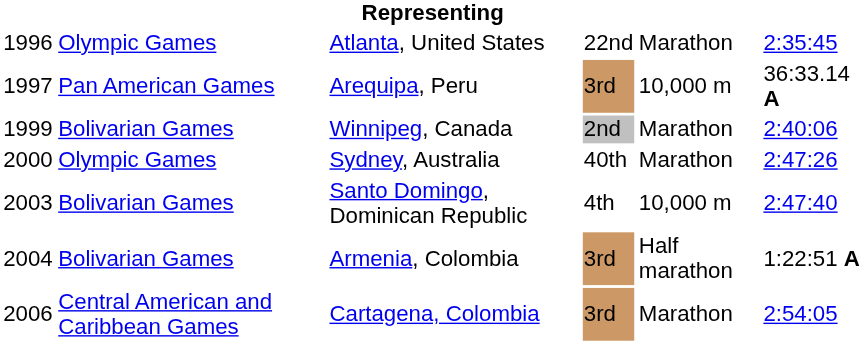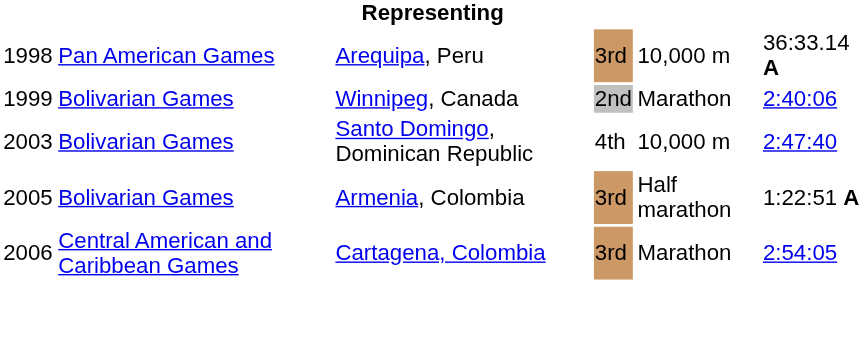- row: (437, 43)
(28, 86) 1997 -> (28, 55) 1998
- row: (415, 159)
(28, 258) 2004 -> (28, 197) 2005
